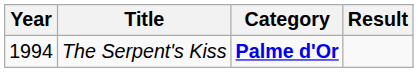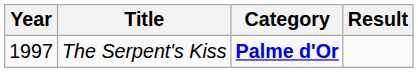(31, 51) 1994 -> (31, 51) 1997
